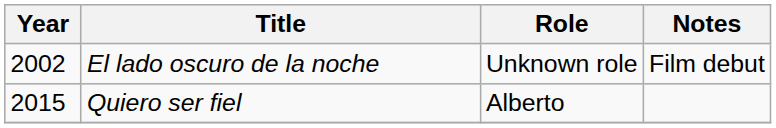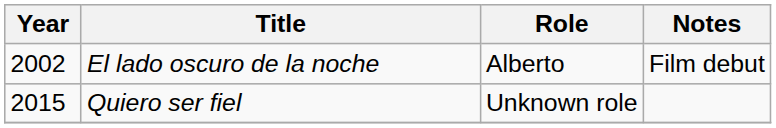(562, 63) Unknown role -> (525, 63) Alberto
(525, 102) Alberto -> (562, 102) Unknown role
